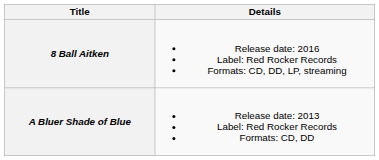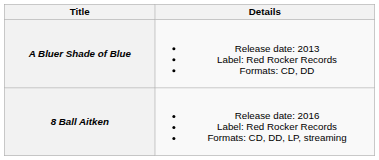rows swapped: (80, 121) <-> (80, 53)
